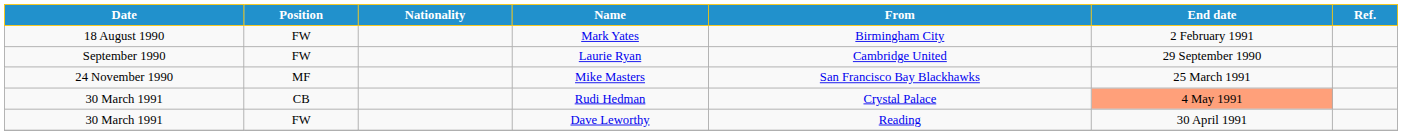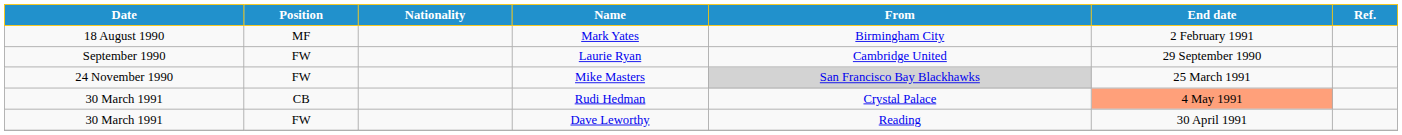(301, 36) FW -> (301, 36) MF
(301, 78) MF -> (301, 78) FW
(900, 78) no background -> (900, 78) lightgrey background
